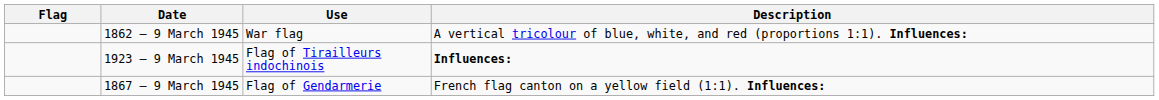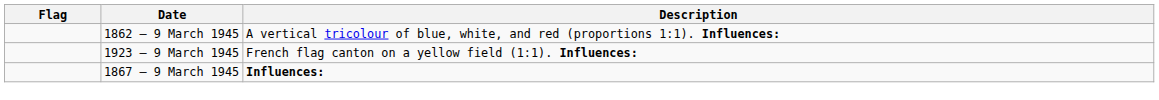- column: (337, 14)
(473, 59) Influences: -> (442, 53) French flag canton on a yellow field (1:1). Influences:
(630, 86) French flag canton on a yellow field (1:1). Influences: -> (285, 72) Influences:
